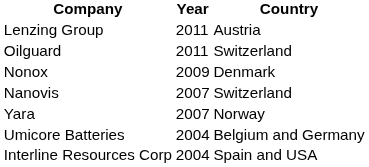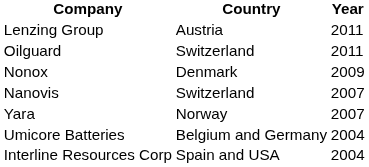columns swapped: (289, 9) <-> (193, 9)
